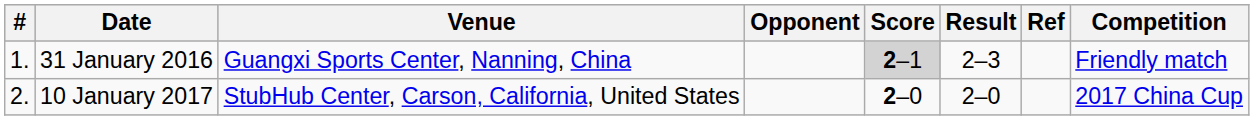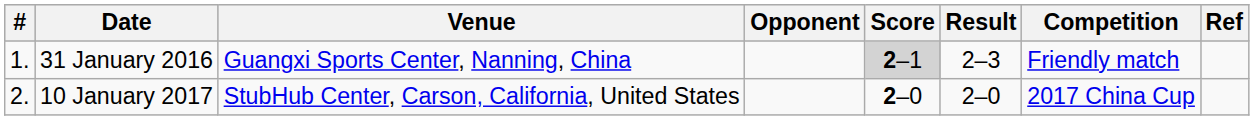columns swapped: (1159, 22) <-> (1046, 22)
